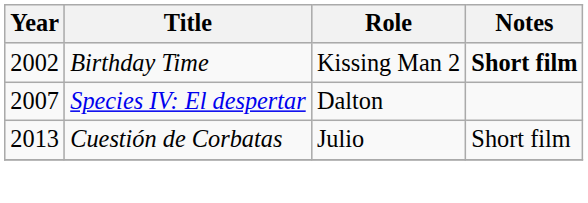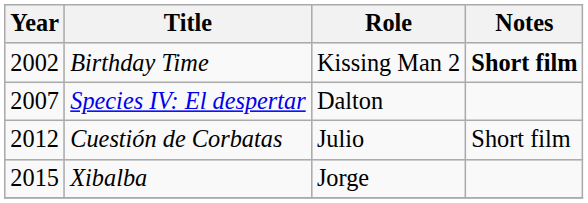(35, 139) 2013 -> (35, 139) 2012
+ row: (109, 178)
